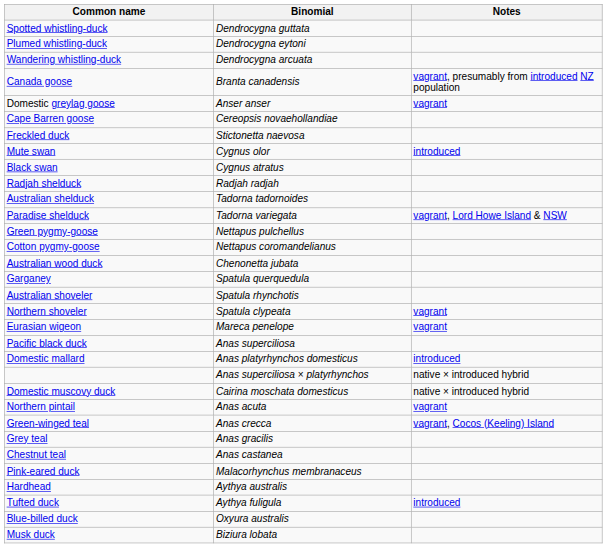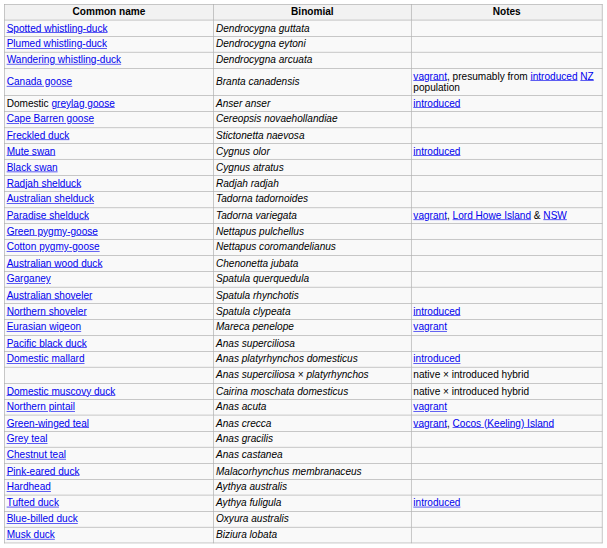(430, 103) vagrant -> (437, 103) introduced
(430, 311) vagrant -> (437, 311) introduced
